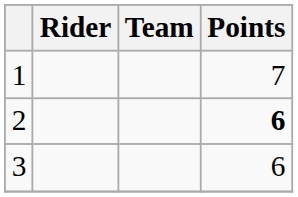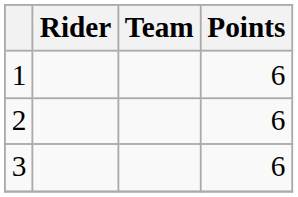(278, 74) 7 -> (278, 74) 6
(278, 120) bold -> (278, 120) normal
